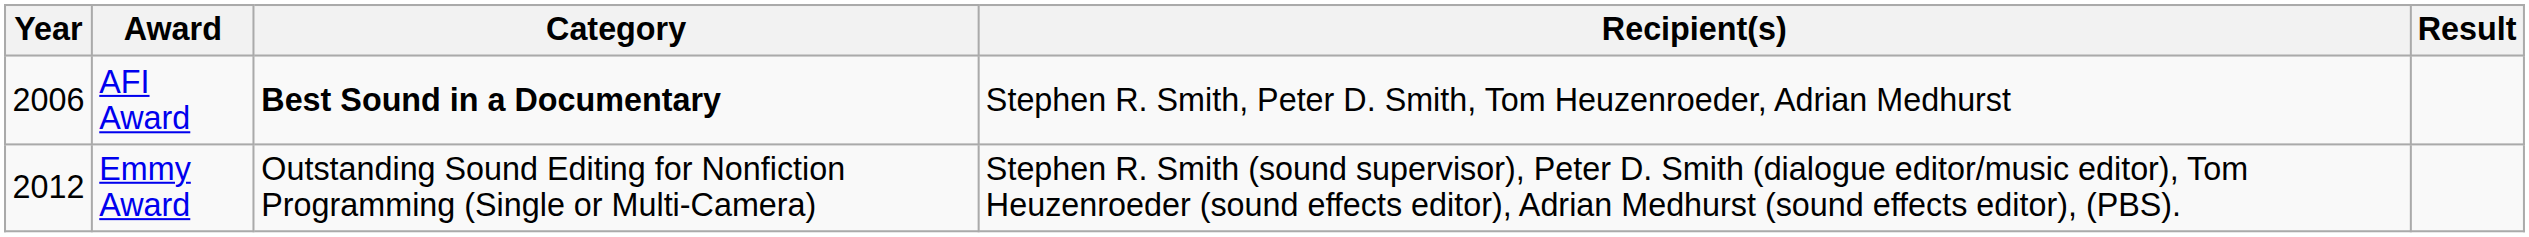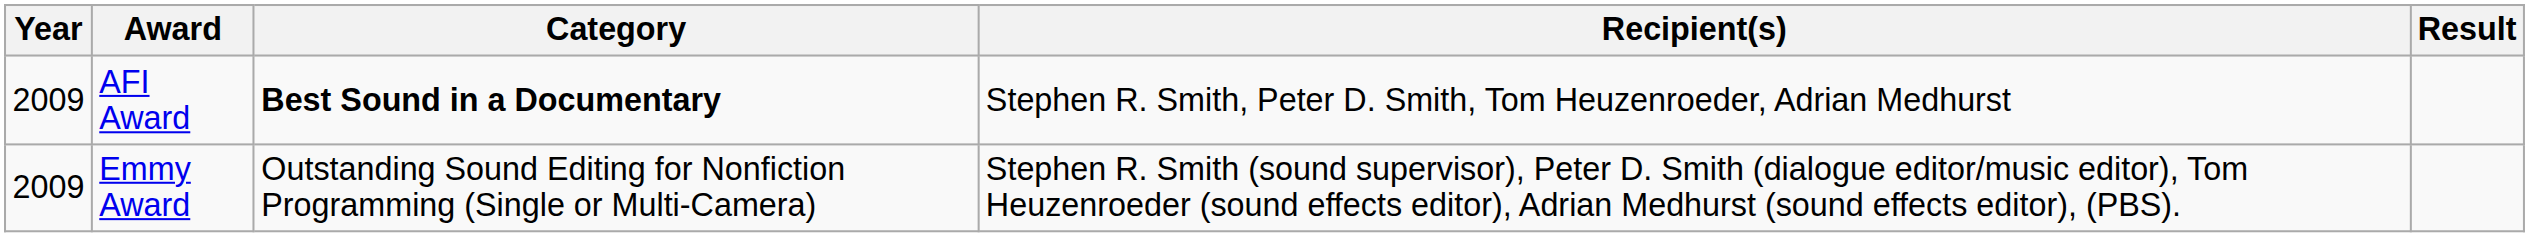(48, 99) 2006 -> (48, 99) 2009
(48, 187) 2012 -> (48, 187) 2009
